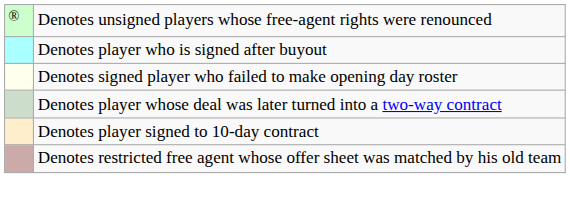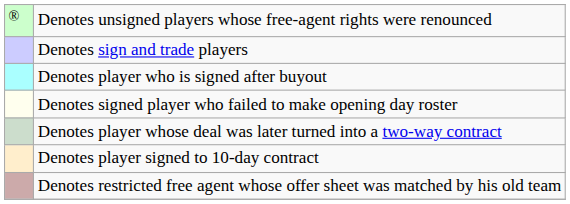+ row: (143, 49)
